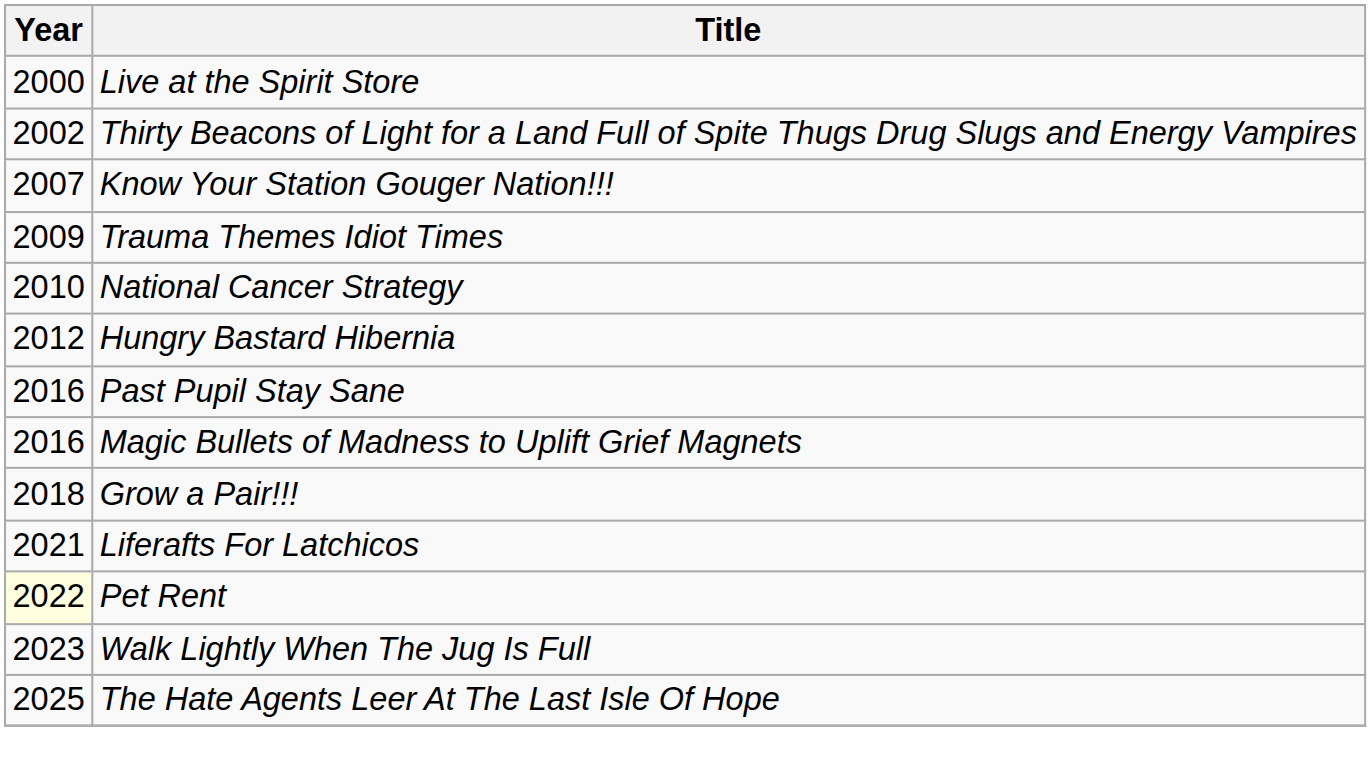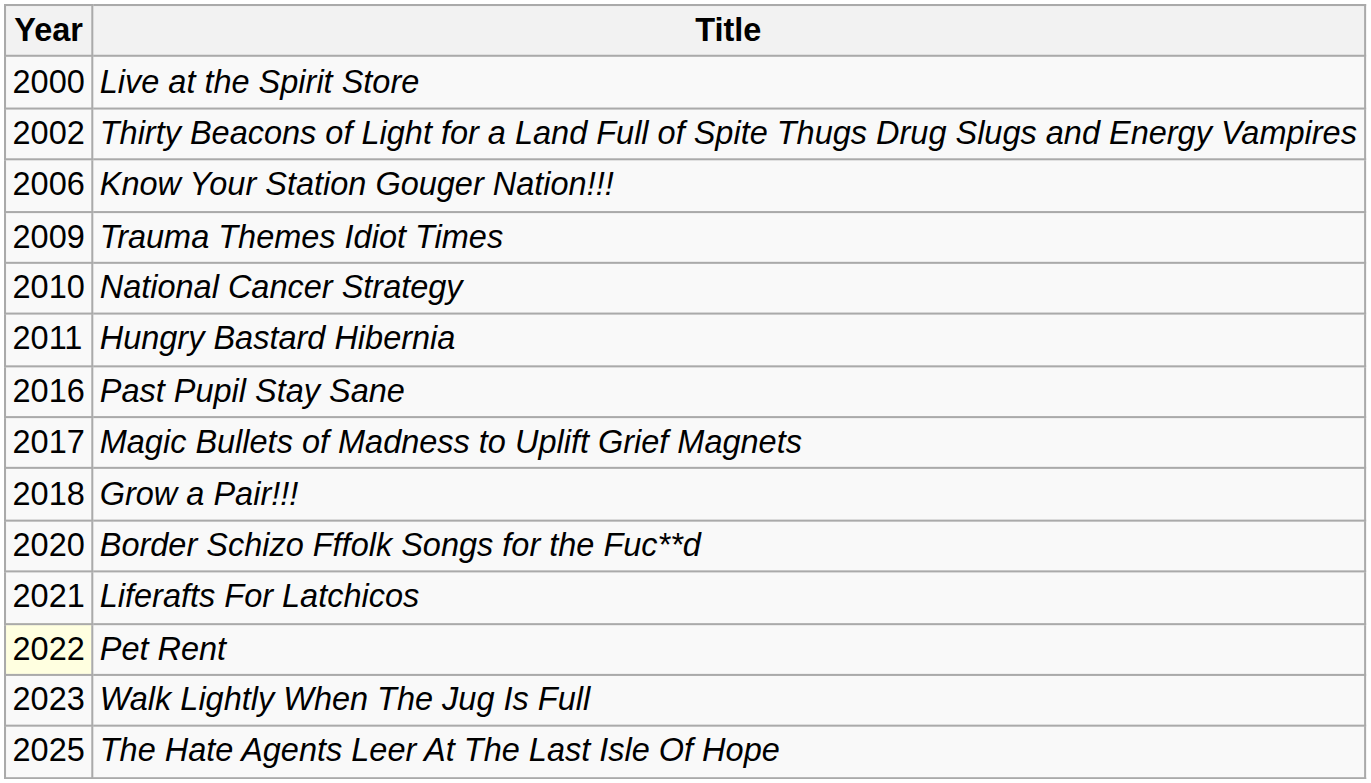(49, 184) 2007 -> (49, 184) 2006
(49, 339) 2012 -> (47, 339) 2011
(49, 442) 2016 -> (49, 442) 2017
+ row: (400, 545)
